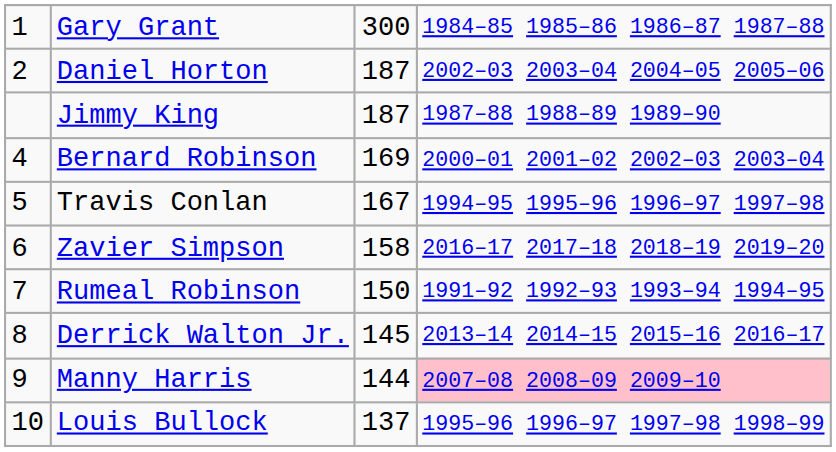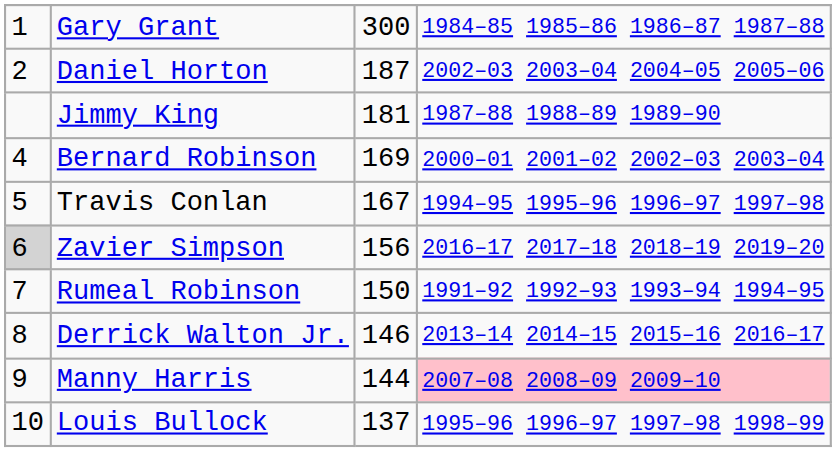(386, 115) 187 -> (386, 115) 181
(20, 247) no background -> (20, 247) lightgrey background
(386, 247) 158 -> (386, 247) 156
(386, 336) 145 -> (386, 336) 146
